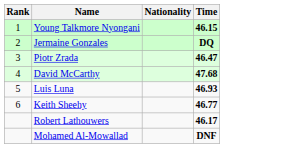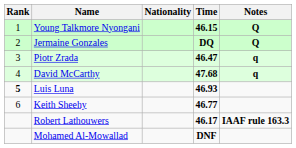+ column: (256, 12)
(18, 89) normal -> (18, 89) bold
